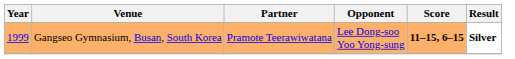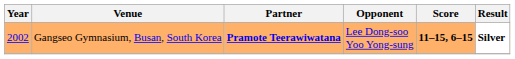(18, 38) 1999 -> (18, 38) 2002
(279, 38) normal -> (284, 38) bold
